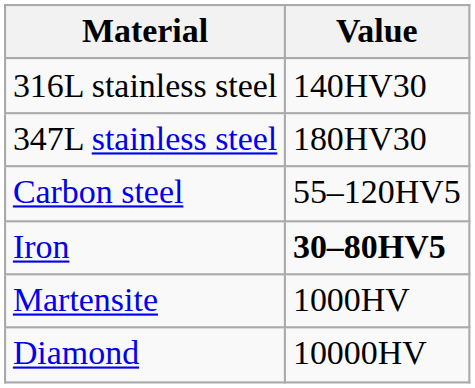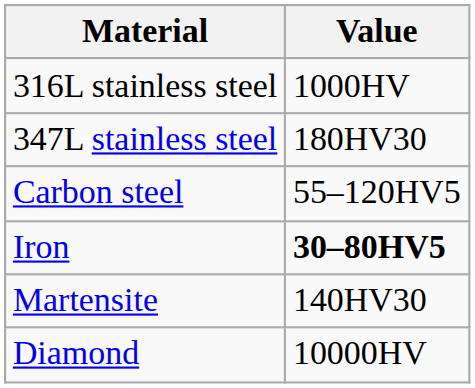(360, 85) 140HV30 -> (351, 85) 1000HV
(351, 300) 1000HV -> (360, 300) 140HV30
